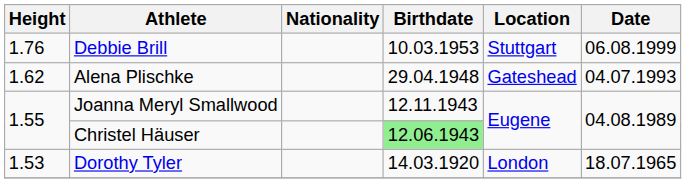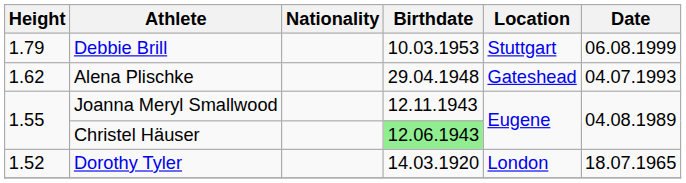(27, 47) 1.76 -> (27, 47) 1.79
(27, 163) 1.53 -> (27, 163) 1.52
